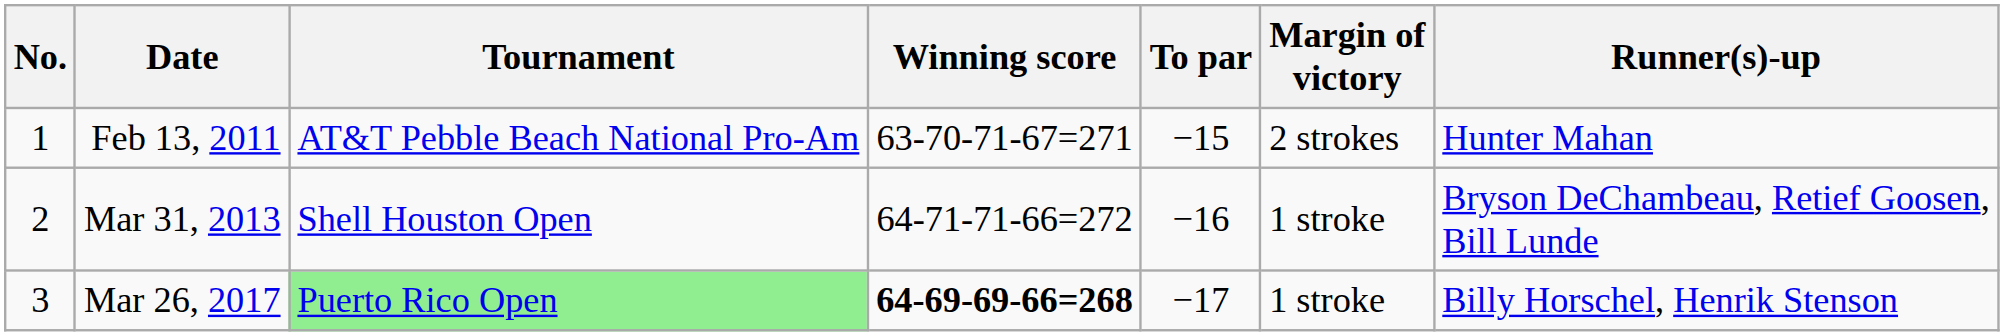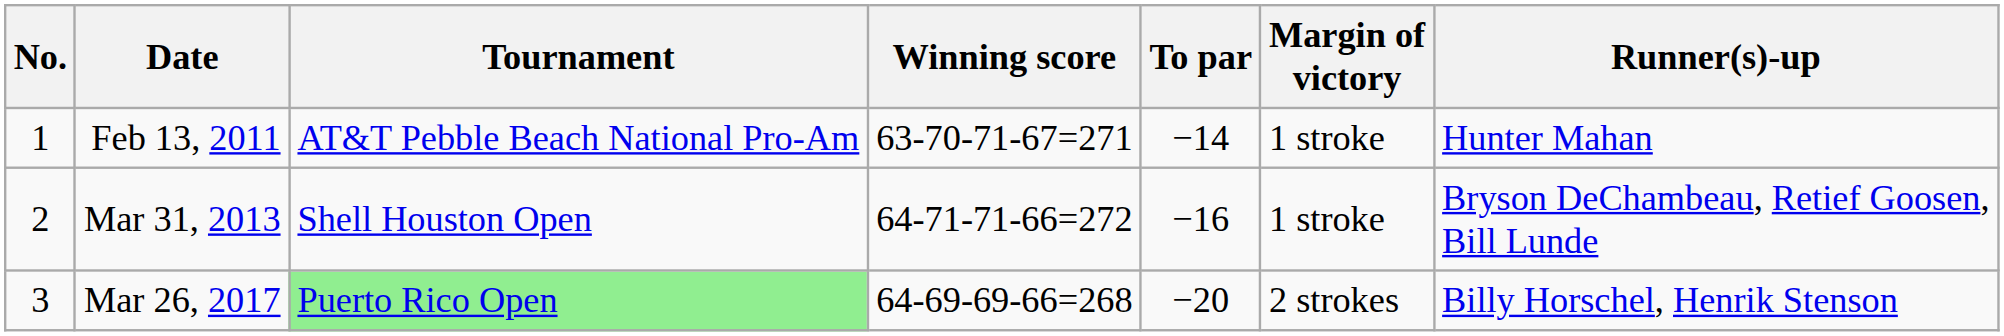(1201, 137) −15 -> (1201, 137) −14
(1334, 137) 2 strokes -> (1327, 137) 1 stroke
(1004, 300) bold -> (1004, 300) normal
(1201, 300) −17 -> (1201, 300) −20
(1327, 300) 1 stroke -> (1334, 300) 2 strokes
